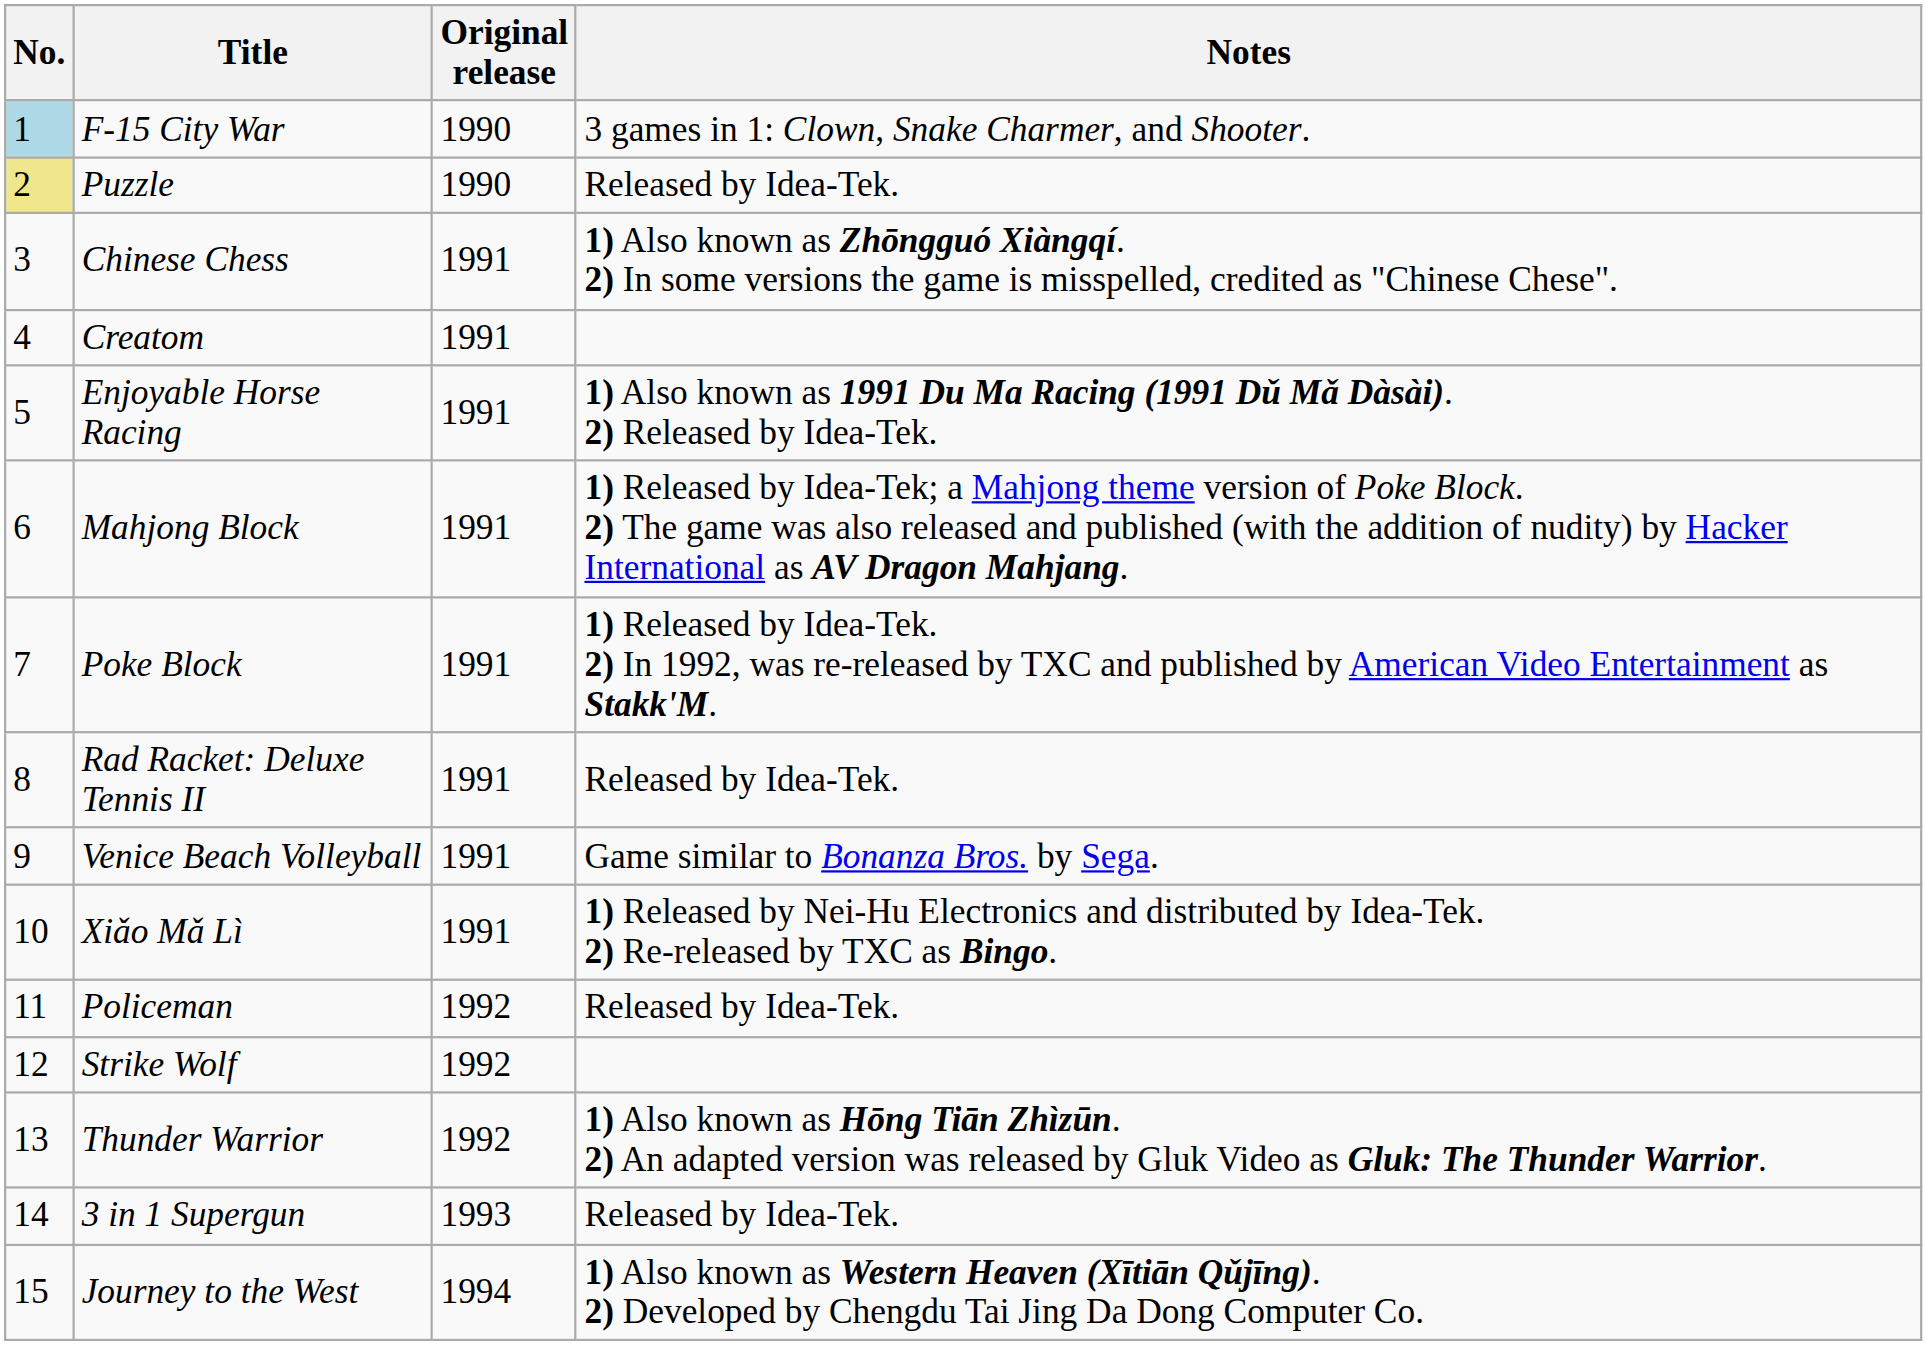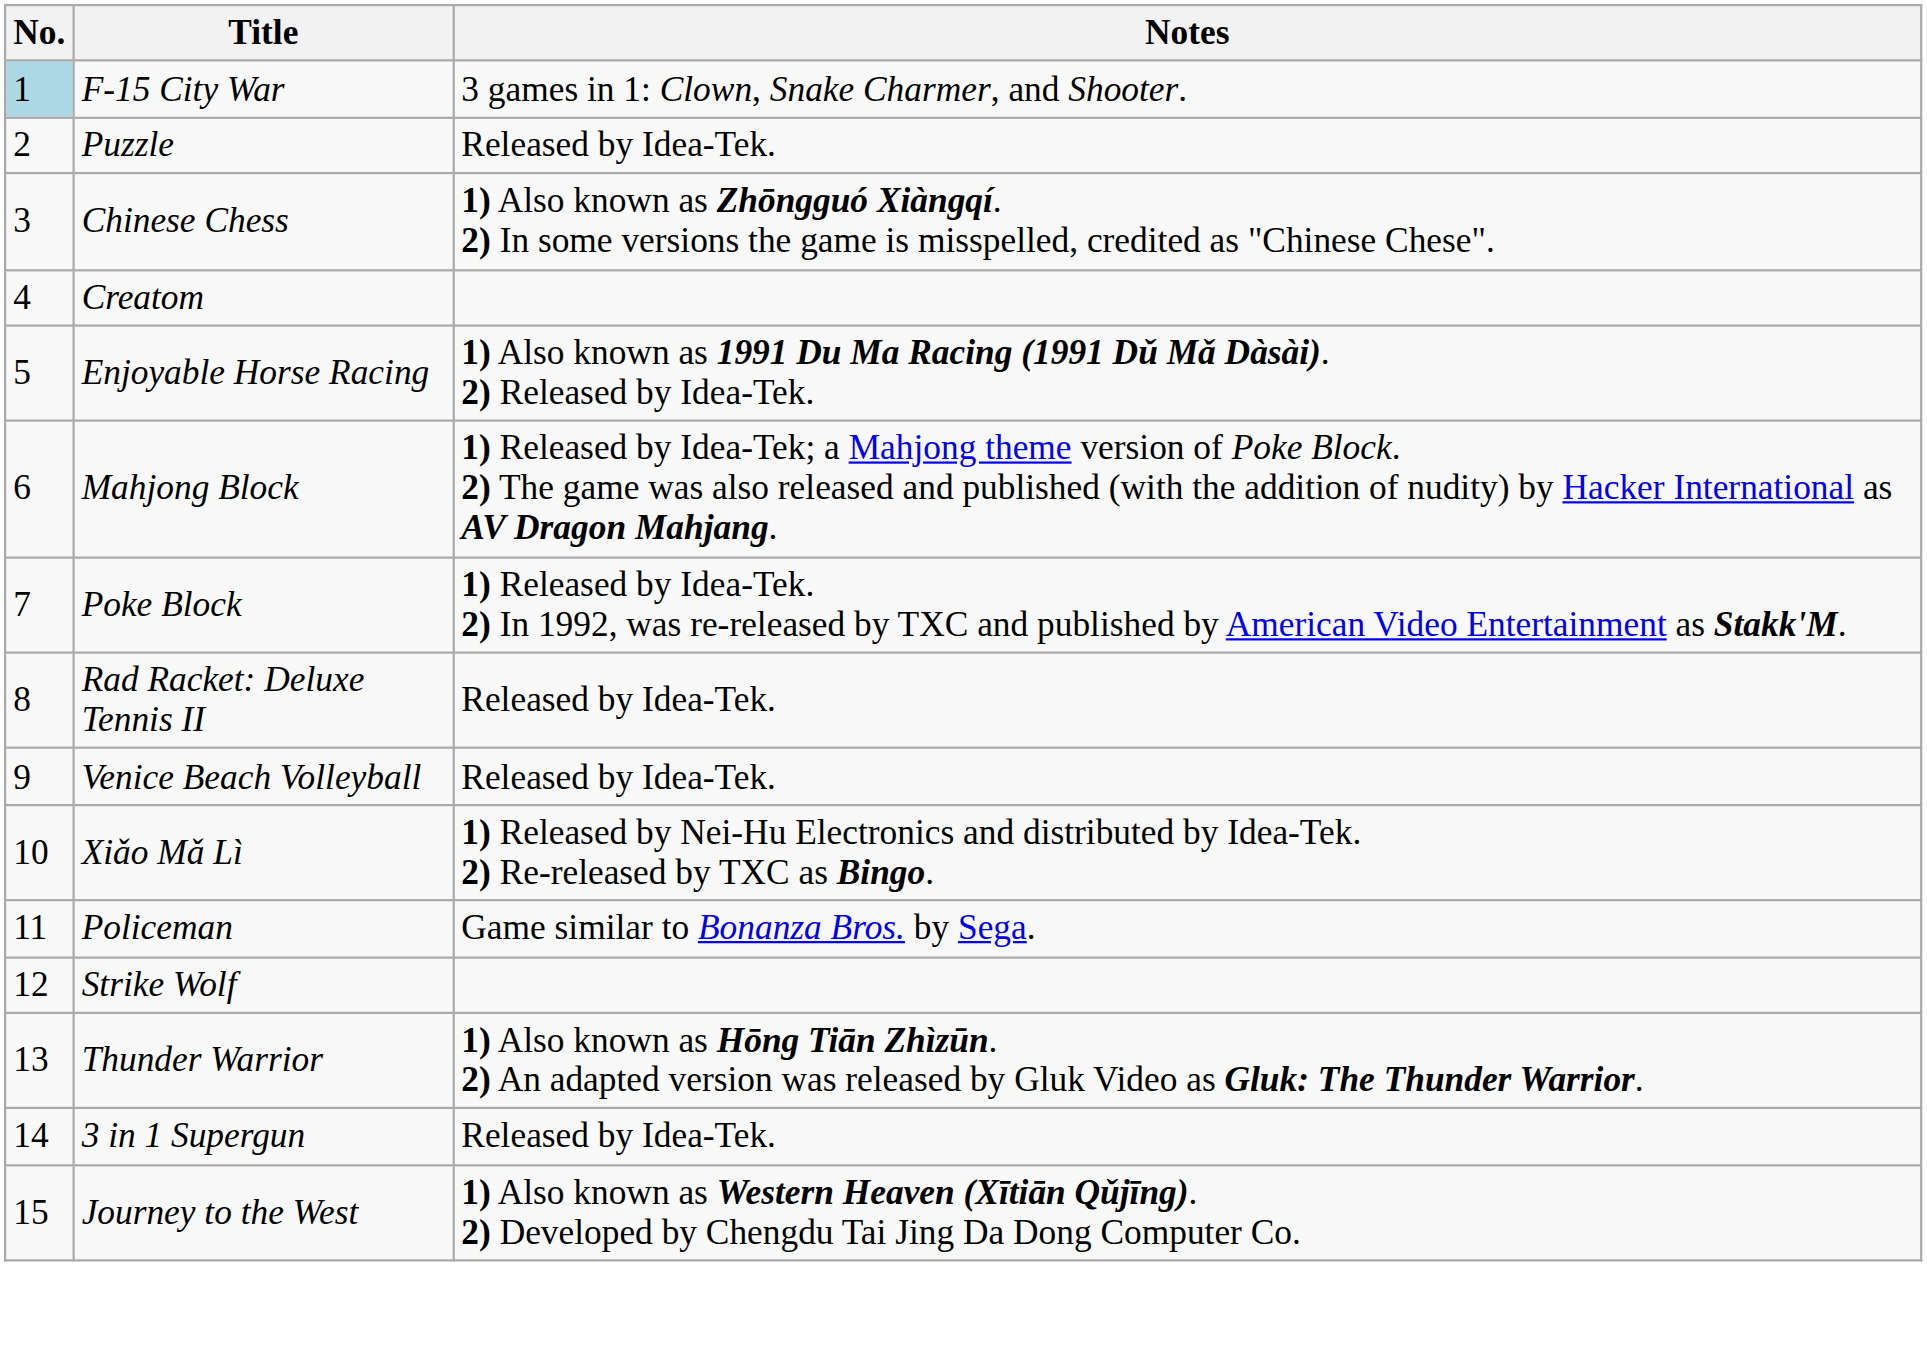- column: (504, 52)
(22, 184) khaki background -> (22, 144) no background
(872, 855) Game similar to Bonanza Bros. by Sega. -> (619, 775) Released by Idea-Tek.
(742, 1007) Released by Idea-Tek. -> (748, 927) Game similar to Bonanza Bros. by Sega.
